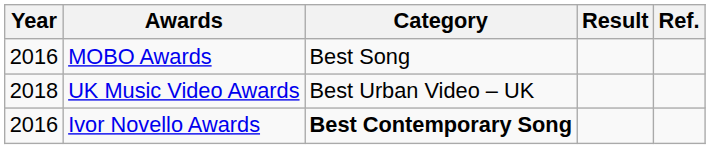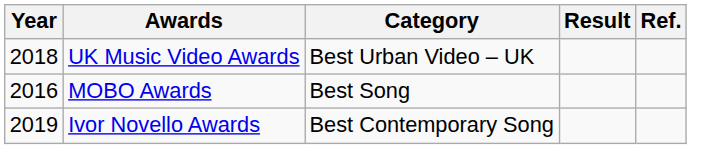rows swapped: (140, 56) <-> (184, 90)
(34, 125) 2016 -> (34, 125) 2019
(441, 125) bold -> (432, 125) normal
